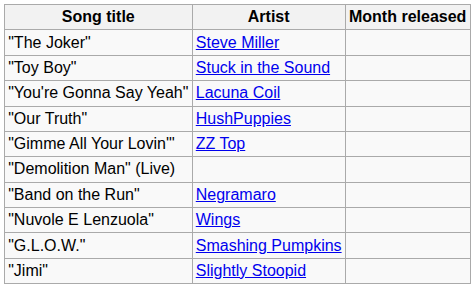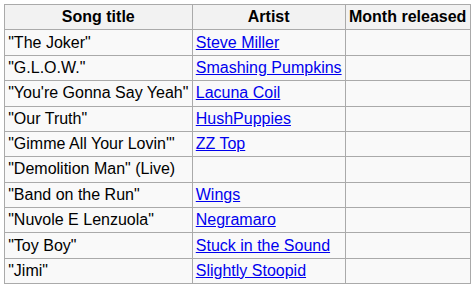rows swapped: (47, 245) <-> (42, 67)
(236, 194) Negramaro -> (218, 194) Wings
(218, 220) Wings -> (236, 220) Negramaro
